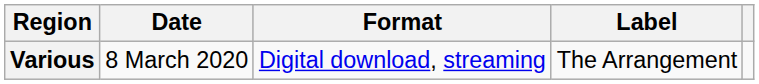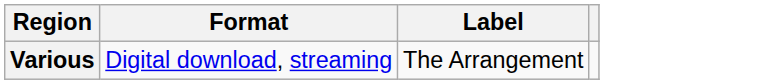- column: (177, 23)
